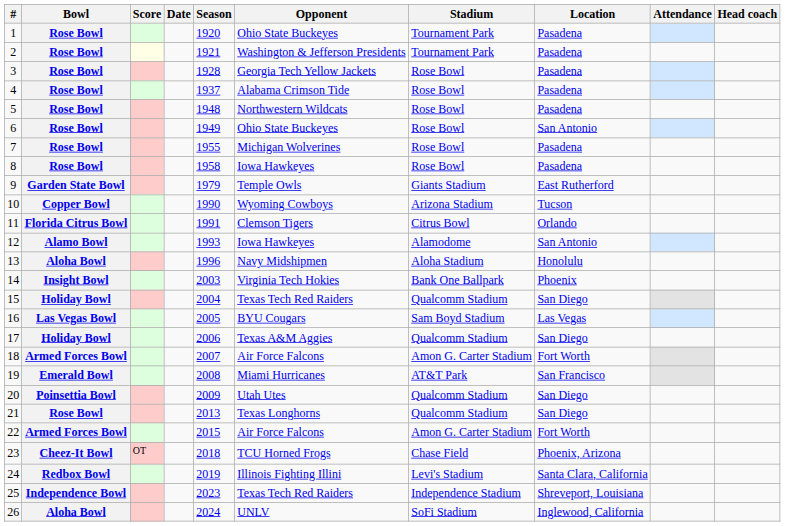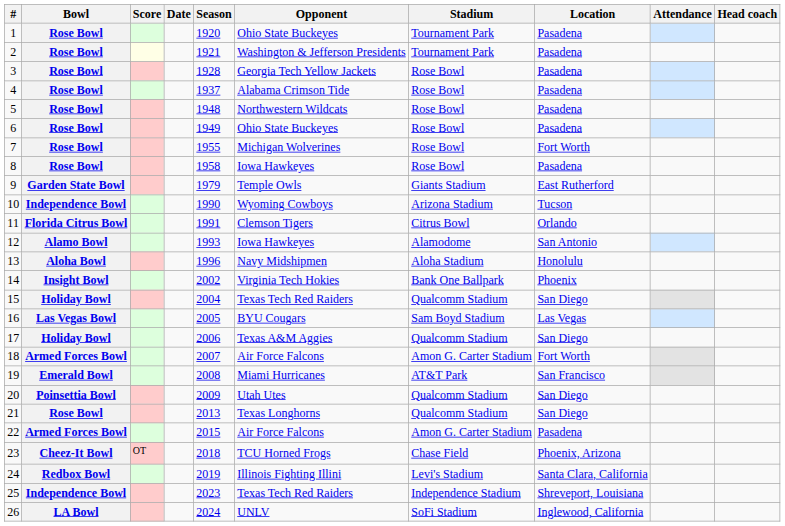(567, 128) San Antonio -> (560, 128) Pasadena
(560, 147) Pasadena -> (564, 147) Fort Worth
(76, 204) Copper Bowl -> (76, 204) Independence Bowl
(208, 280) 2003 -> (208, 280) 2002
(564, 432) Fort Worth -> (560, 432) Pasadena
(76, 512) Aloha Bowl -> (76, 512) LA Bowl
